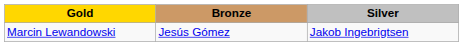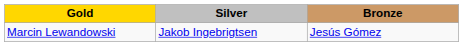columns swapped: (383, 13) <-> (231, 13)
